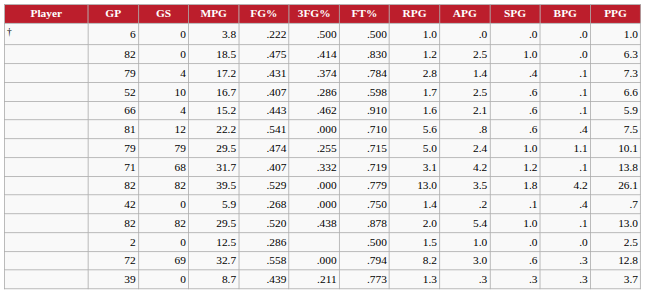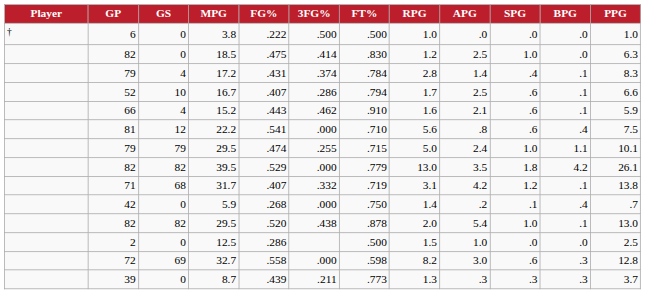(631, 73) 7.3 -> (631, 73) 8.3
(377, 92) .598 -> (377, 92) .794
rows swapped: (130, 167) <-> (130, 186)
(377, 261) .794 -> (377, 261) .598
